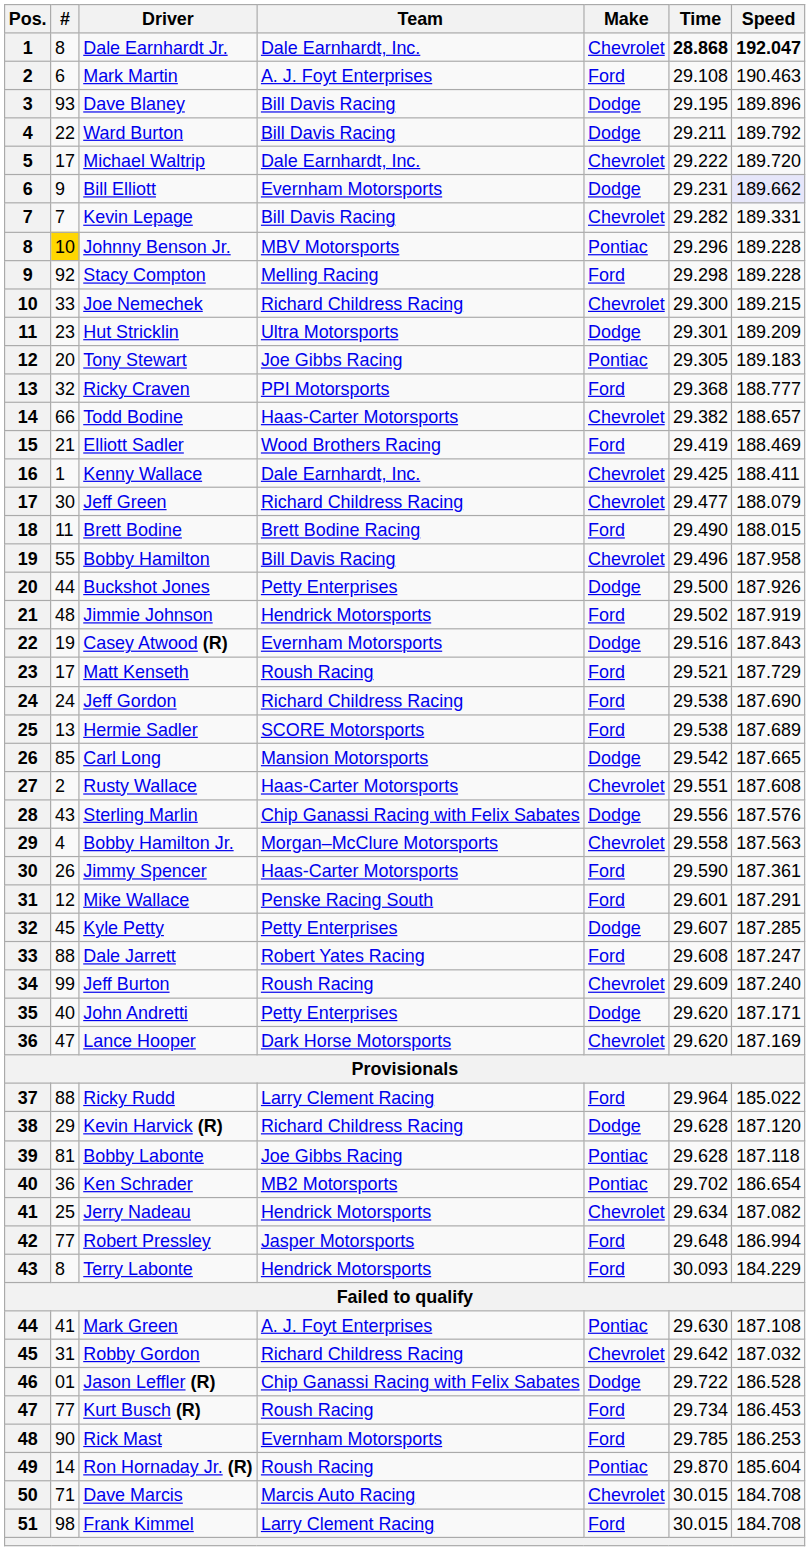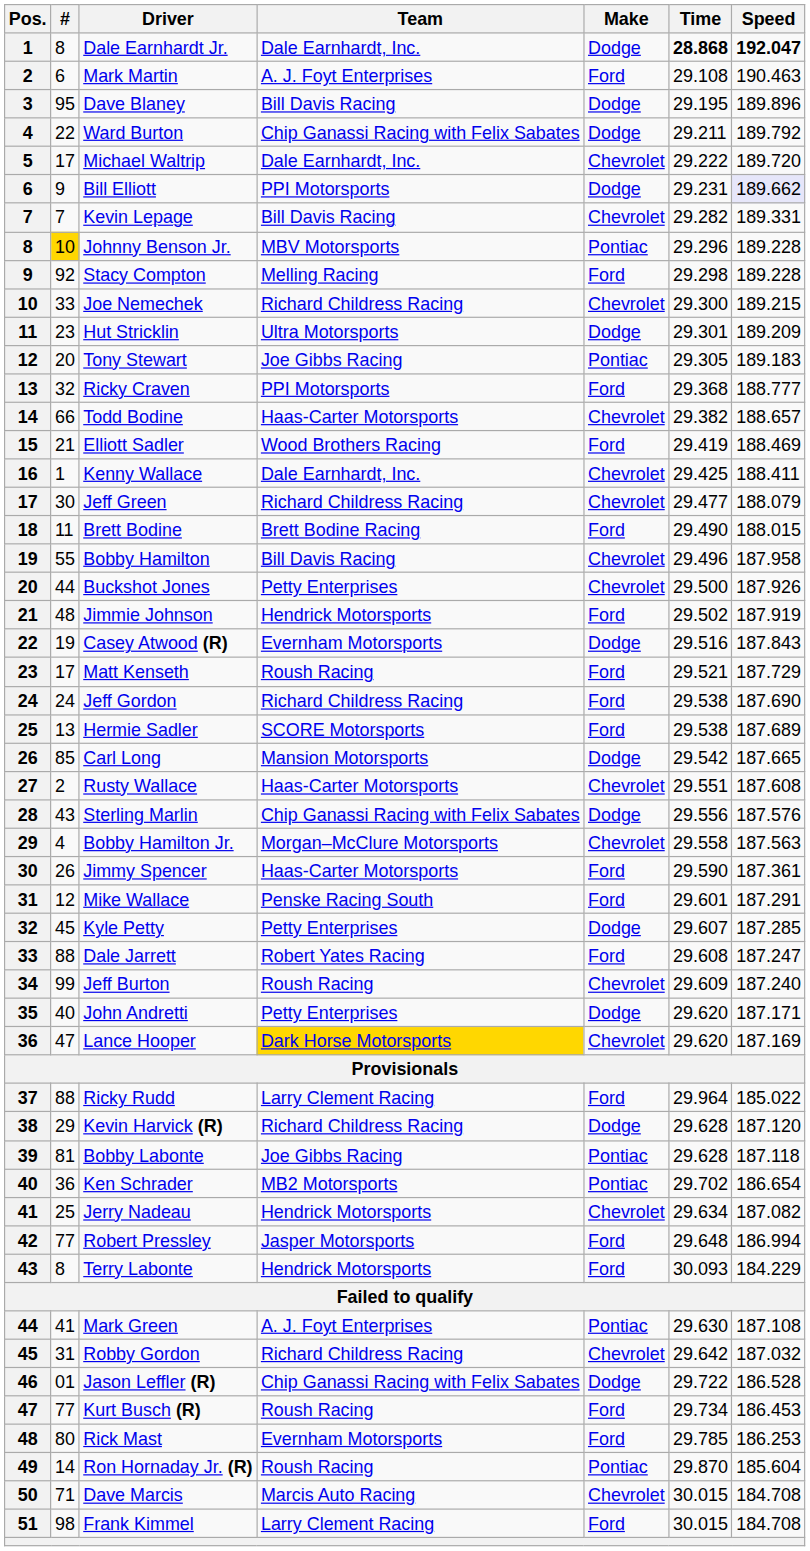(626, 47) Chevrolet -> (614, 47) Dodge
(65, 104) 93 -> (65, 104) 95
(328, 133) Bill Davis Racing -> (420, 133) Chip Ganassi Racing with Felix Sabates
(352, 189) Evernham Motorsports -> (325, 189) PPI Motorsports
(614, 587) Dodge -> (626, 587) Chevrolet
(356, 1041) no background -> (356, 1041) gold background
(65, 1439) 90 -> (65, 1439) 80
